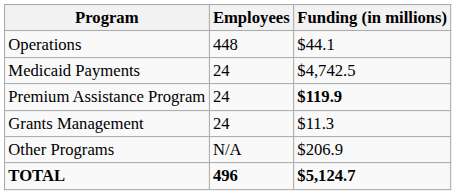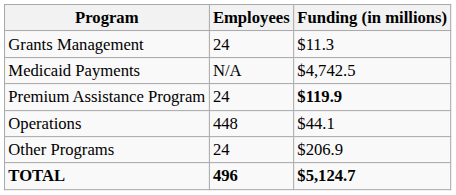rows swapped: (45, 44) <-> (76, 123)
(221, 70) 24 -> (227, 70) N/A
(227, 149) N/A -> (221, 149) 24
